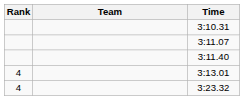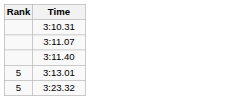- column: (110, 12)
(19, 73) 4 -> (19, 73) 5
(19, 88) 4 -> (19, 88) 5
